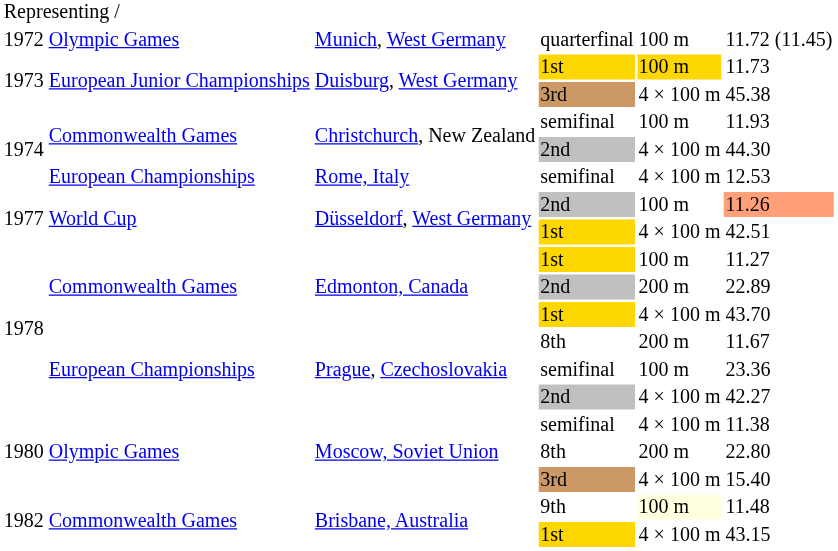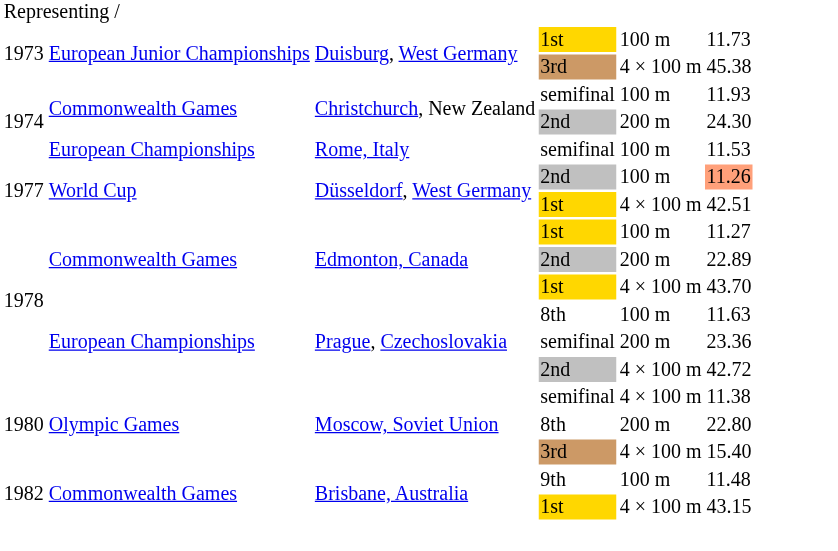- row: (410, 39)
(664, 66) gold background -> (645, 39) no background
(680, 149) 4 × 100 m -> (645, 121) 200 m
(748, 149) 44.30 -> (729, 121) 24.30
(680, 176) 4 × 100 m -> (645, 149) 100 m
(748, 176) 12.53 -> (729, 149) 11.53
(664, 341) 200 m -> (645, 314) 100 m
(748, 341) 11.67 -> (729, 314) 11.63
(664, 369) 100 m -> (645, 341) 200 m
(748, 396) 42.27 -> (729, 369) 42.72
(664, 506) lightyellow background -> (645, 479) no background
